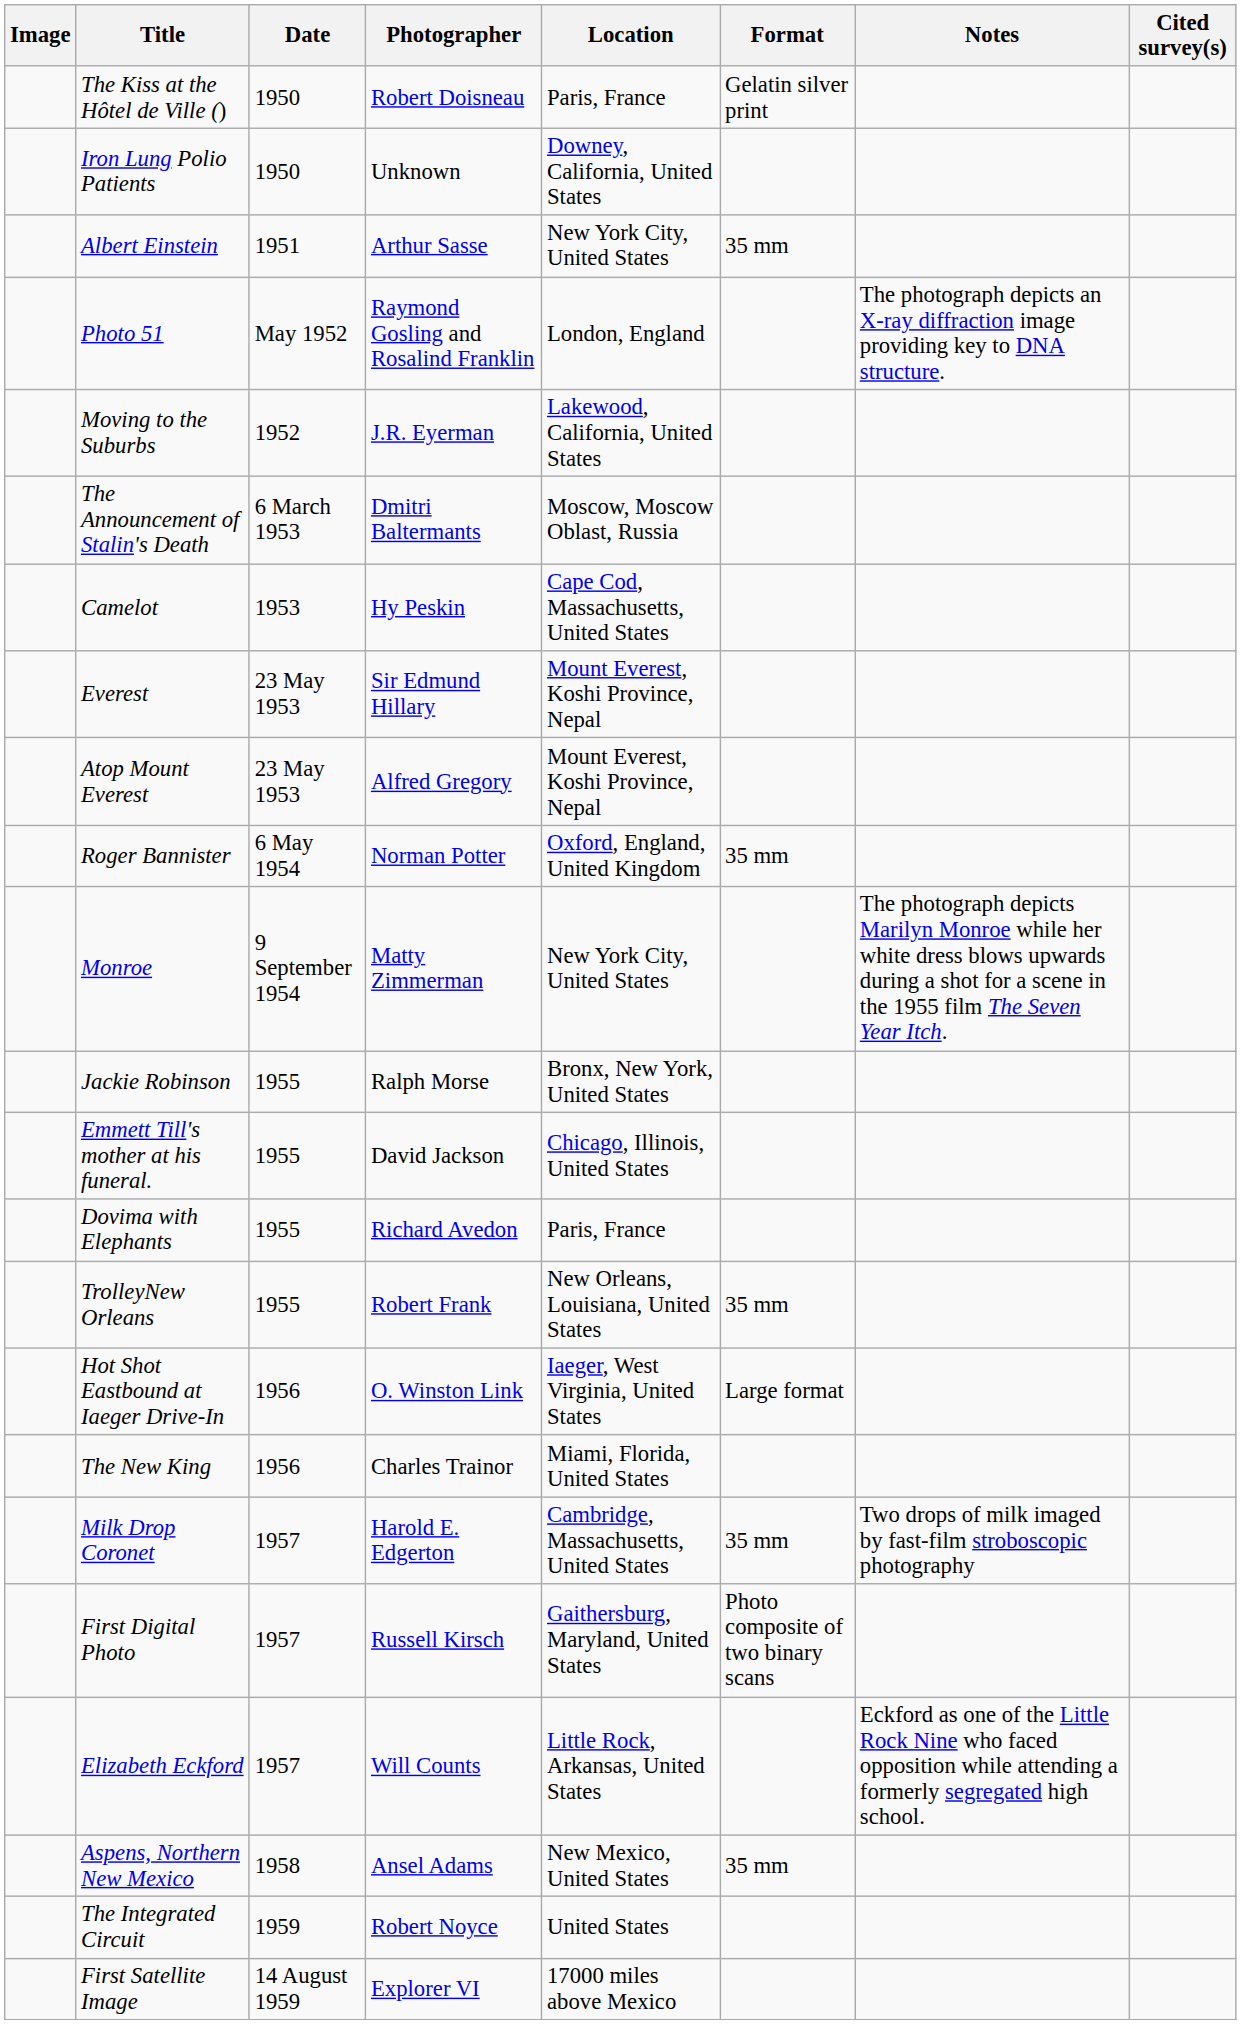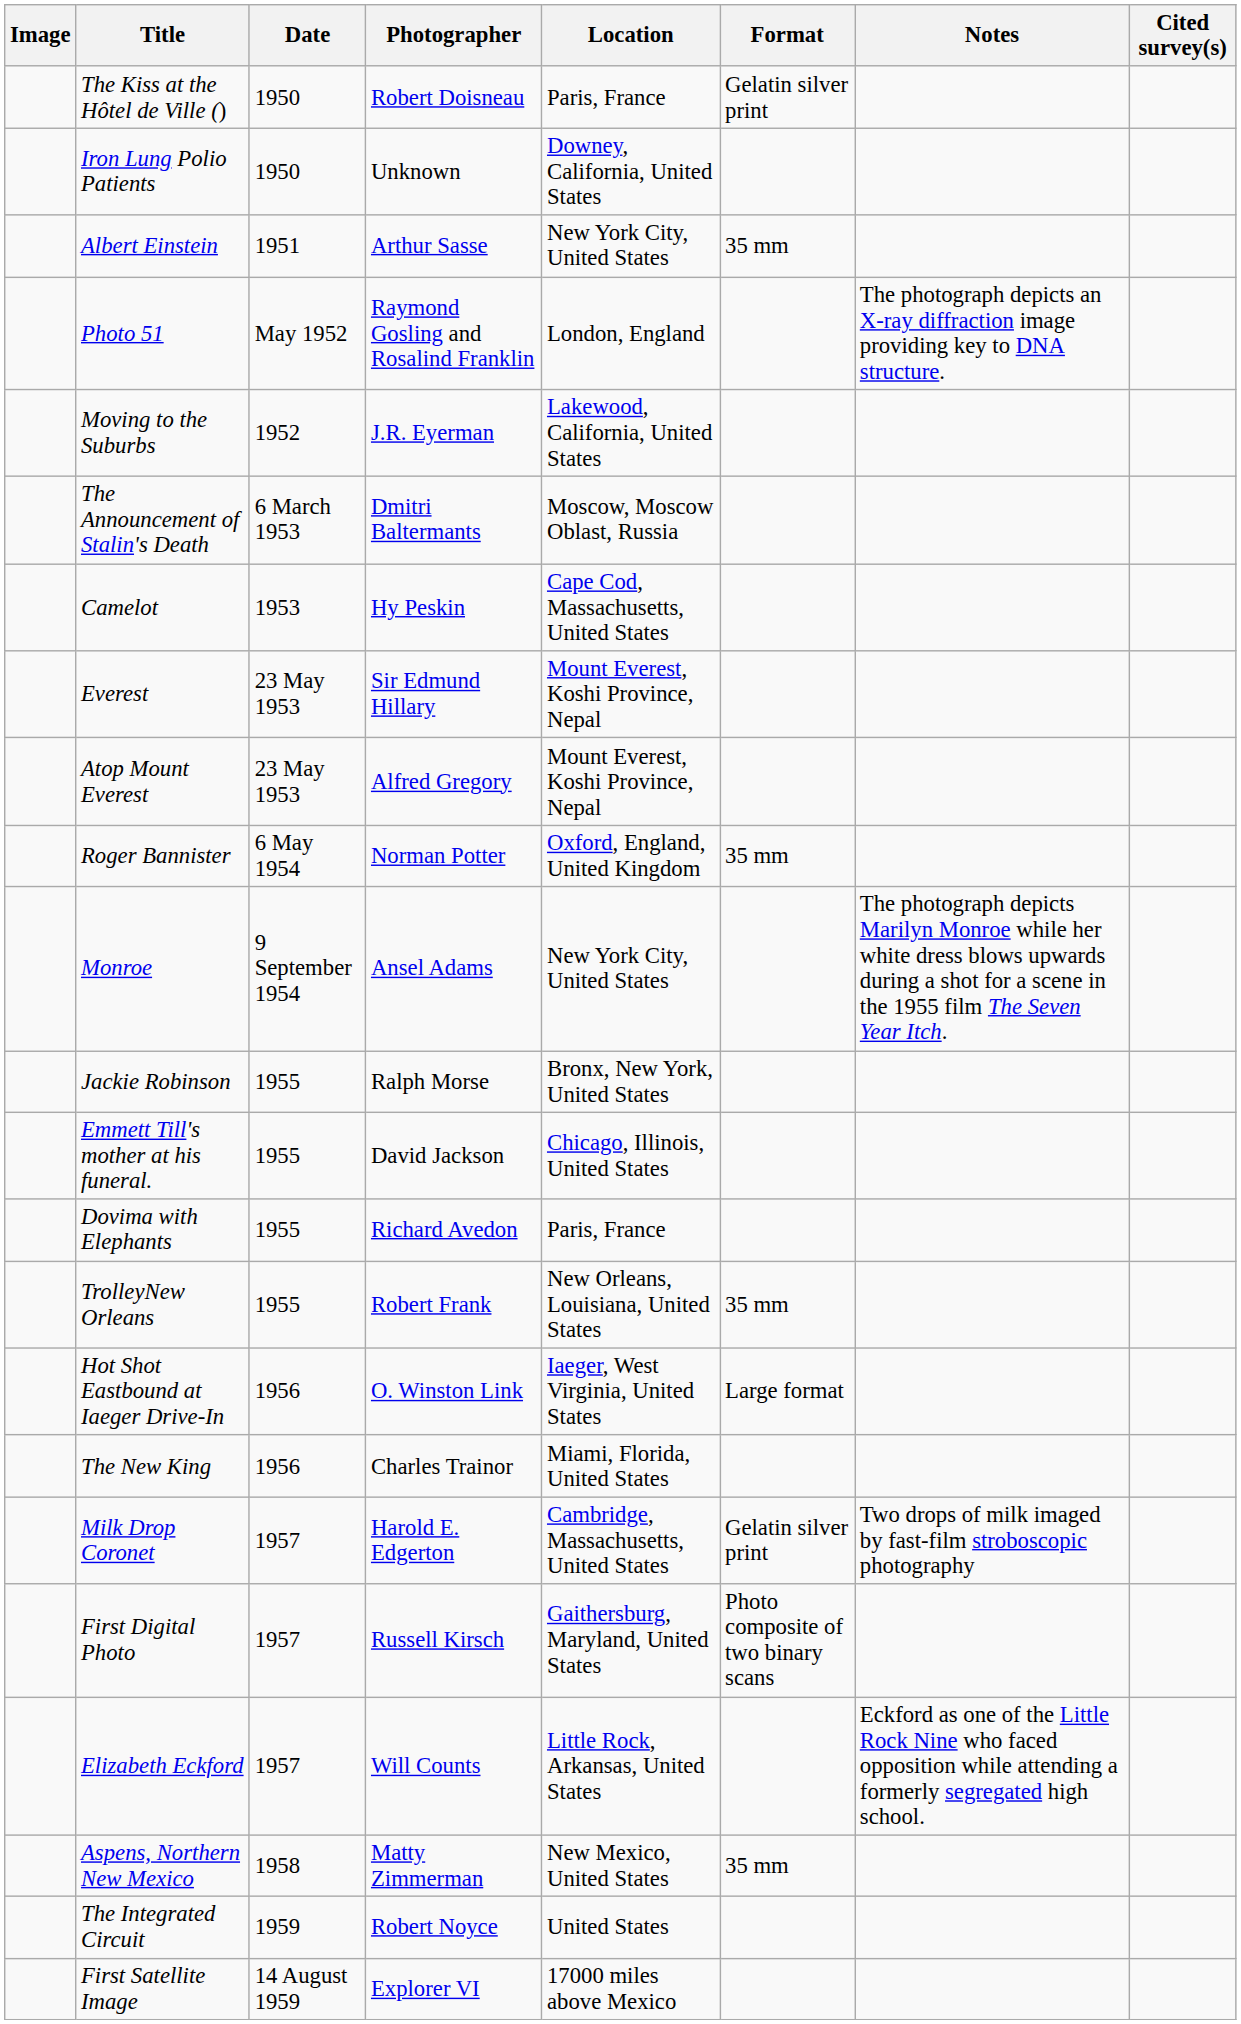(427, 968) Matty Zimmerman -> (432, 968) Ansel Adams
(757, 1540) 35 mm -> (787, 1540) Gelatin silver print
(432, 1865) Ansel Adams -> (427, 1865) Matty Zimmerman
